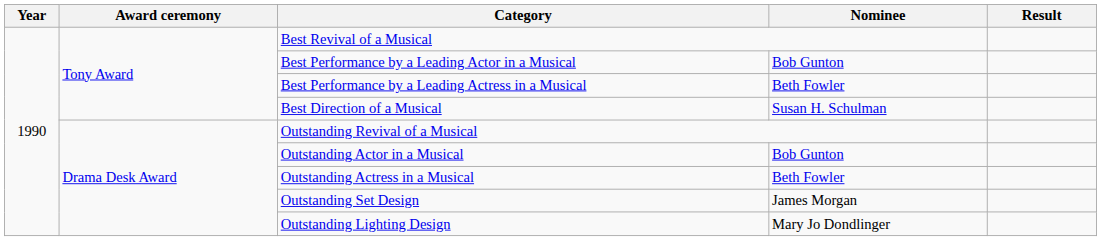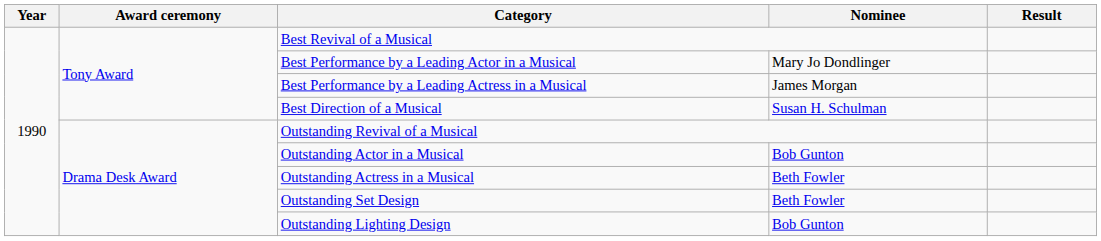(808, 62) Bob Gunton -> (831, 62) Mary Jo Dondlinger
(808, 85) Beth Fowler -> (815, 85) James Morgan
(815, 200) James Morgan -> (808, 200) Beth Fowler
(831, 223) Mary Jo Dondlinger -> (808, 223) Bob Gunton
